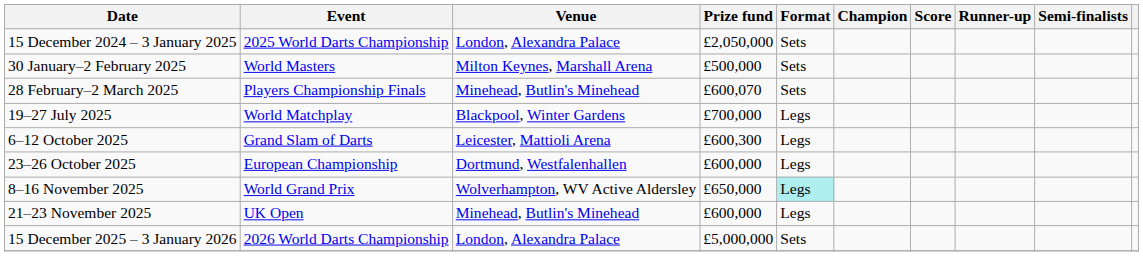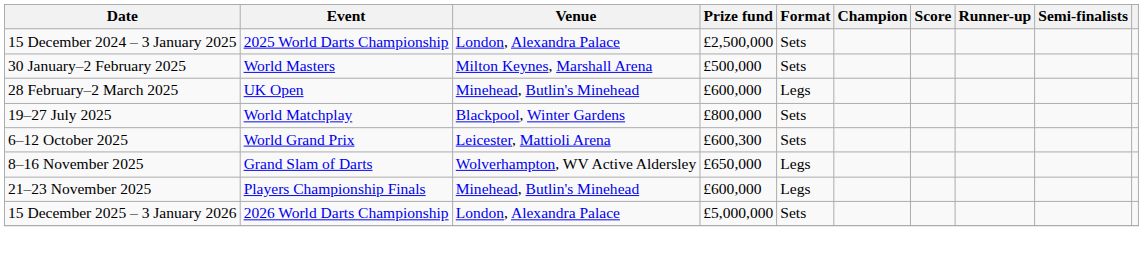(738, 41) £2,050,000 -> (738, 41) £2,500,000
(335, 90) Players Championship Finals -> (274, 90) UK Open
(732, 90) £600,070 -> (732, 90) £600,000
(793, 90) Sets -> (795, 90) Legs
(732, 115) £700,000 -> (732, 115) £800,000
(795, 115) Legs -> (793, 115) Sets
(308, 139) Grand Slam of Darts -> (299, 139) World Grand Prix
(795, 139) Legs -> (793, 139) Sets
- row: (72, 164)
(299, 189) World Grand Prix -> (308, 164) Grand Slam of Darts
(795, 189) paleturquoise background -> (795, 164) no background
(274, 213) UK Open -> (335, 189) Players Championship Finals
